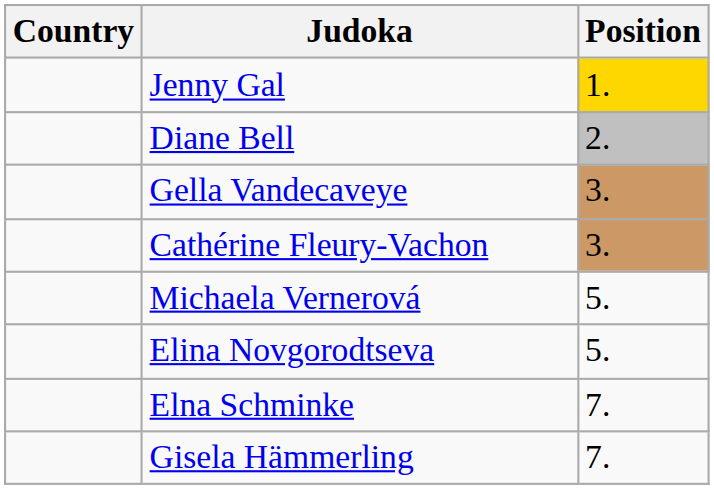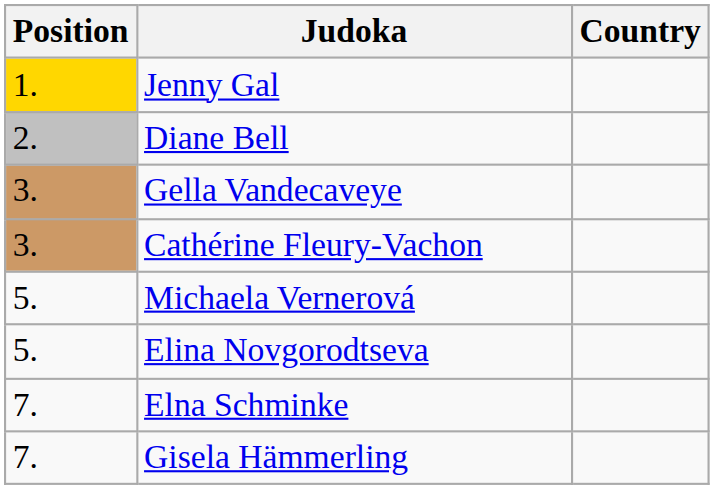columns swapped: (643, 31) <-> (73, 31)
